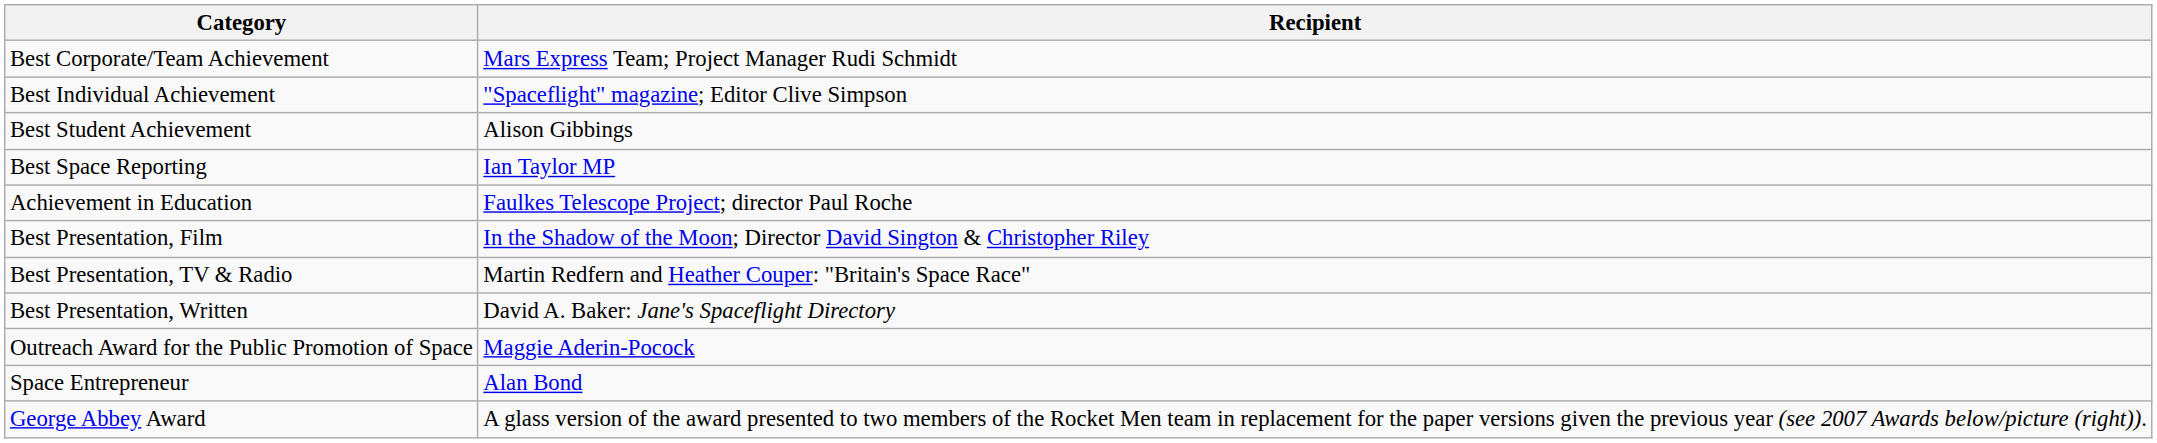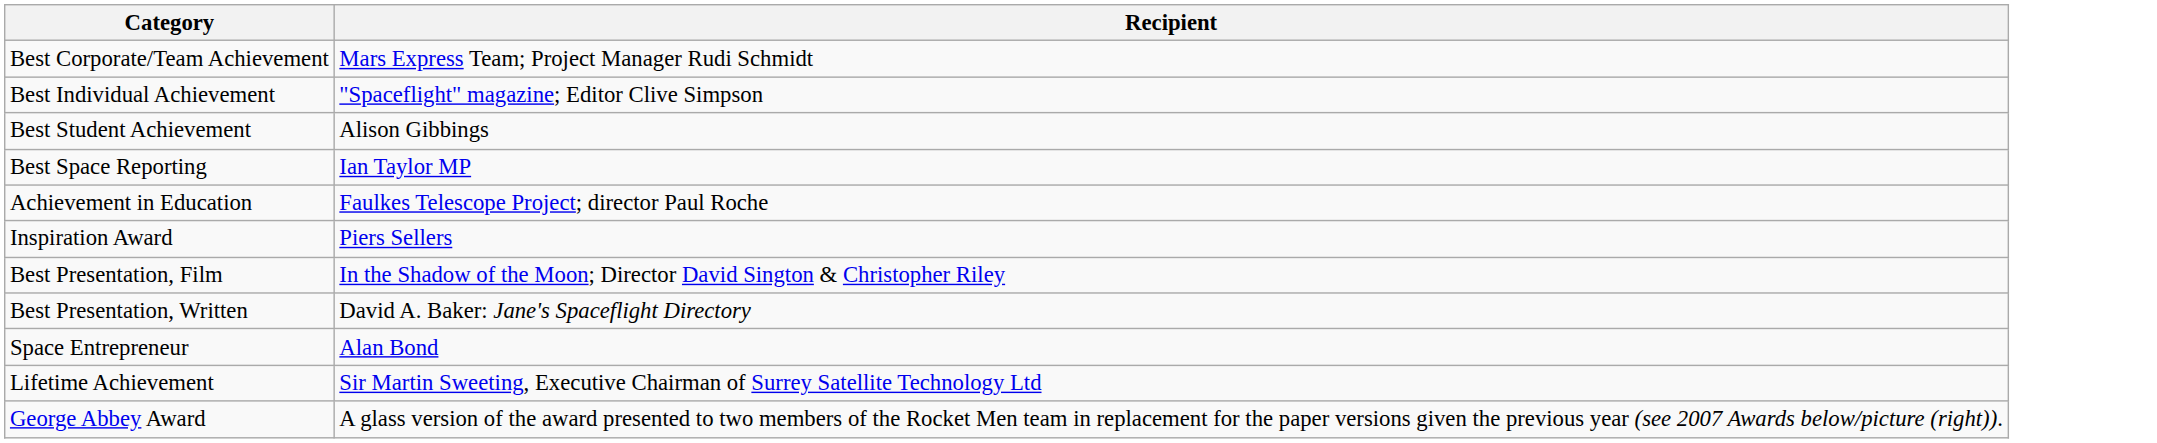+ row: (91, 238)
- row: (151, 274)
- row: (241, 346)
+ row: (112, 382)
